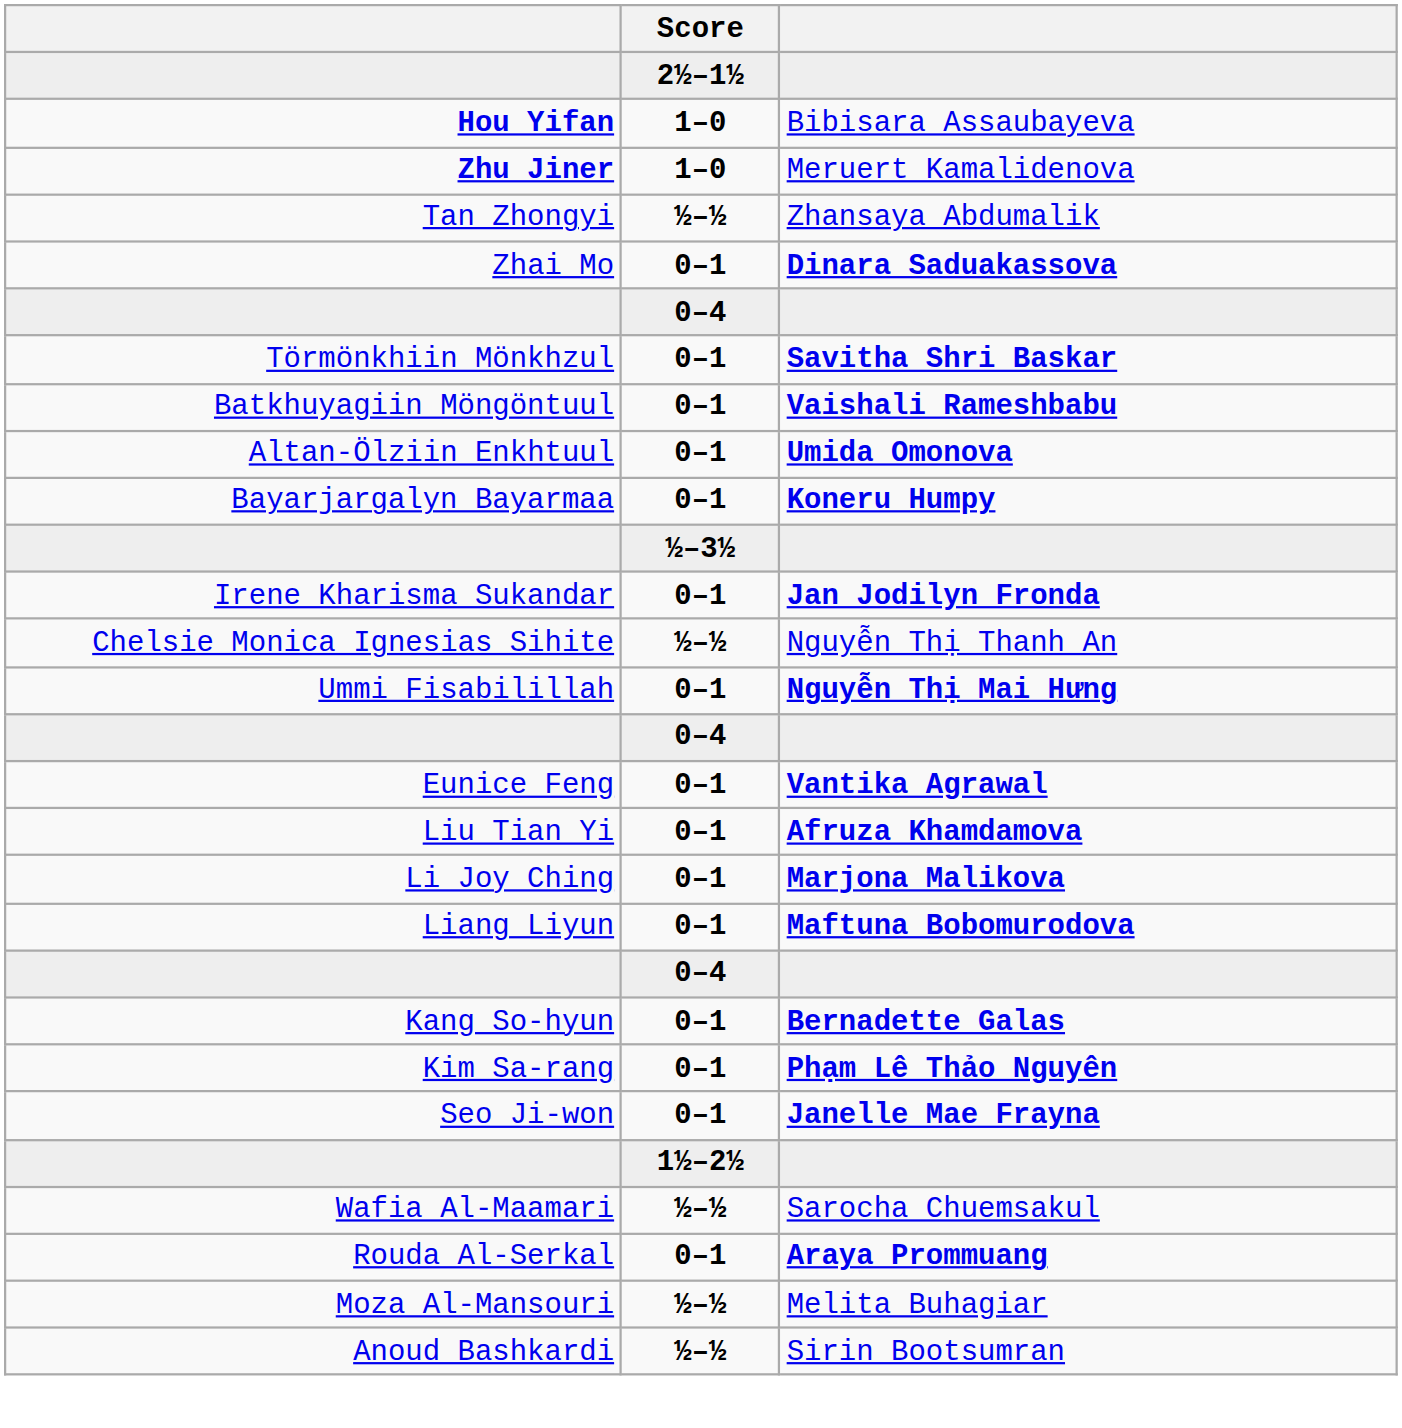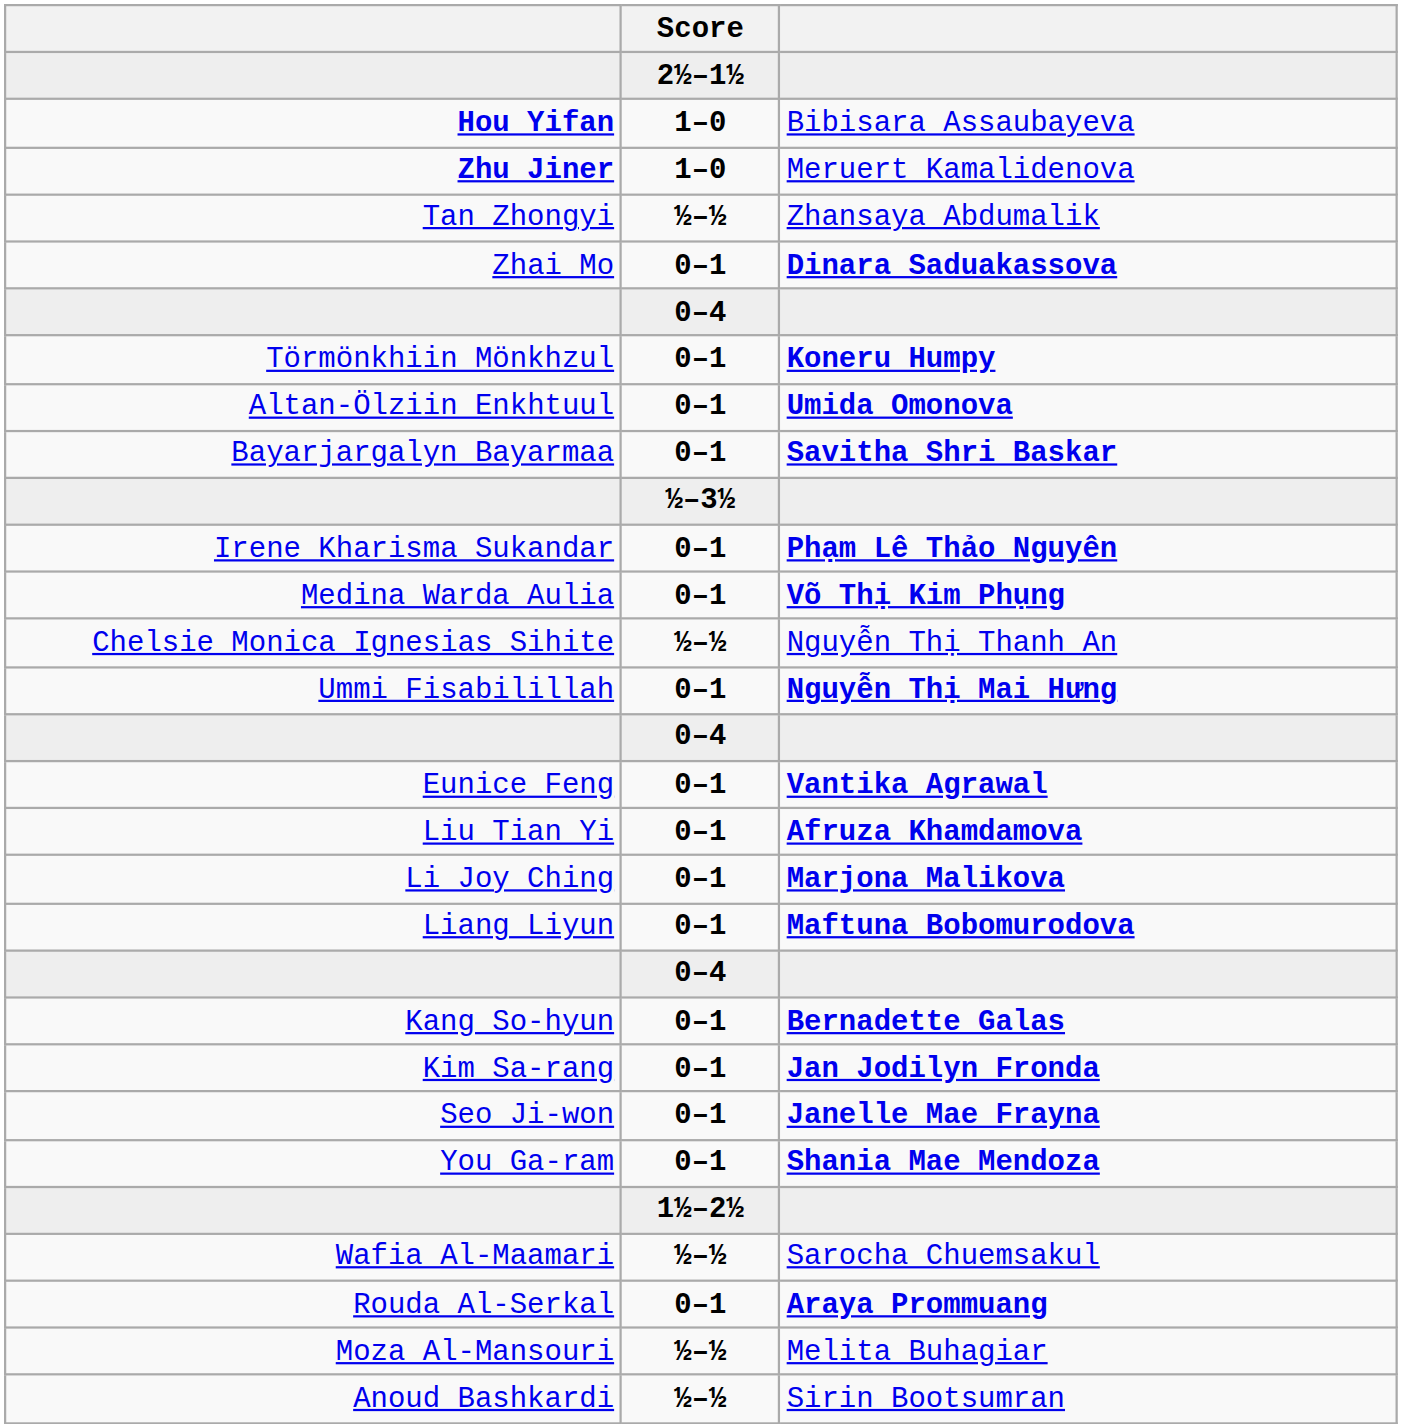(952, 359) Savitha Shri Baskar -> (891, 359) Koneru Humpy
- row: (414, 407)
(891, 501) Koneru Humpy -> (952, 454) Savitha Shri Baskar
(943, 596) Jan Jodilyn Fronda -> (952, 548) Phạm Lê Thảo Nguyên
+ row: (458, 596)
(952, 1068) Phạm Lê Thảo Nguyên -> (943, 1068) Jan Jodilyn Fronda
+ row: (527, 1163)
